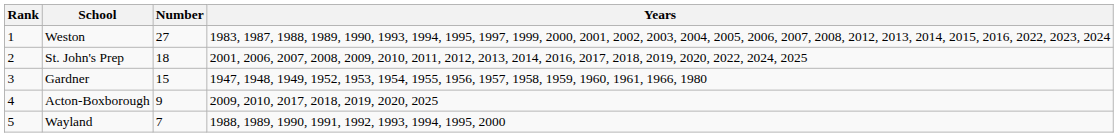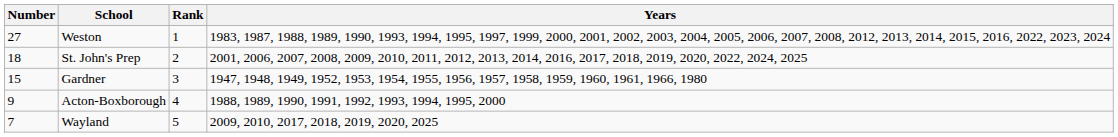columns swapped: (23, 15) <-> (180, 15)
(324, 100) 2009, 2010, 2017, 2018, 2019, 2020, 2025 -> (358, 100) 1988, 1989, 1990, 1991, 1992, 1993, 1994, 1995, 2000
(358, 121) 1988, 1989, 1990, 1991, 1992, 1993, 1994, 1995, 2000 -> (324, 121) 2009, 2010, 2017, 2018, 2019, 2020, 2025
